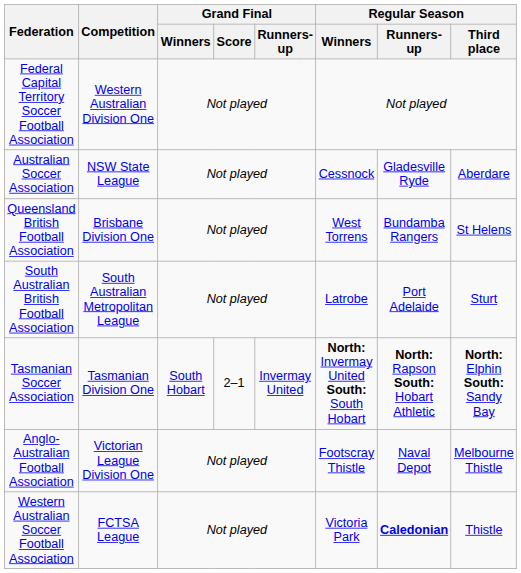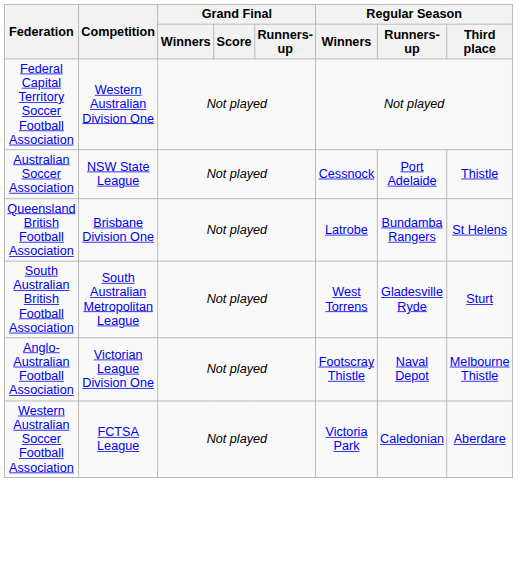(414, 174) Gladesville Ryde -> (412, 174) Port Adelaide
(484, 174) Aberdare -> (480, 174) Thistle
(346, 229) West Torrens -> (346, 229) Latrobe
(346, 299) Latrobe -> (346, 299) West Torrens
(414, 299) Port Adelaide -> (412, 299) Gladesville Ryde
- row: (41, 383)
(414, 530) bold -> (412, 439) normal
(484, 530) Thistle -> (480, 439) Aberdare
